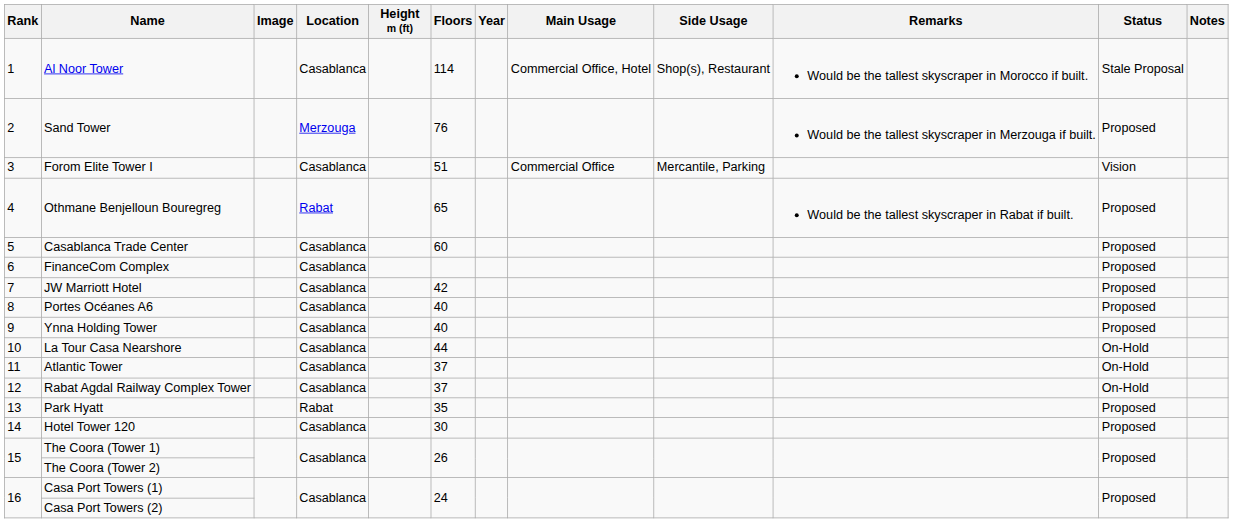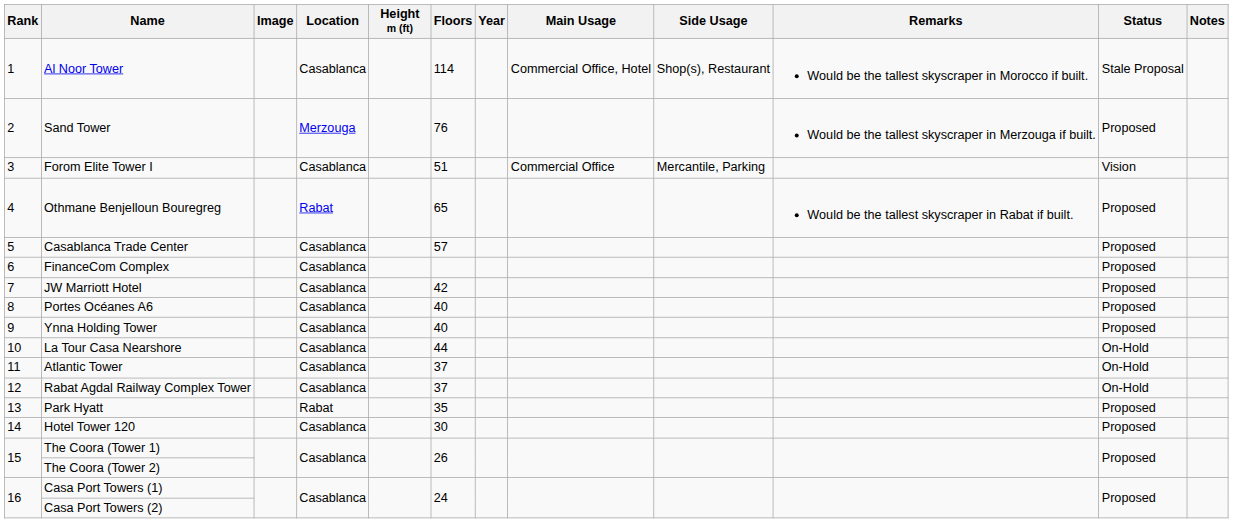(441, 247) 60 -> (441, 247) 57
